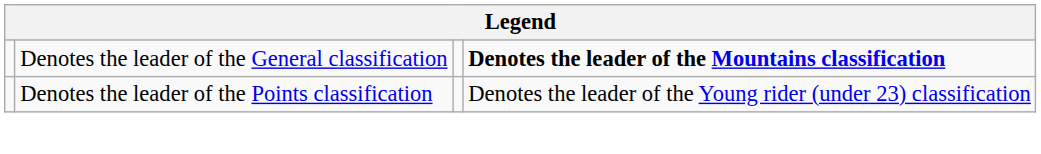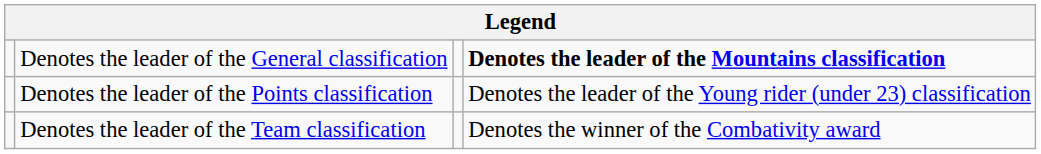+ row: (223, 129)
